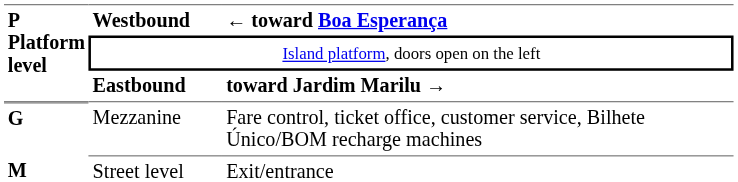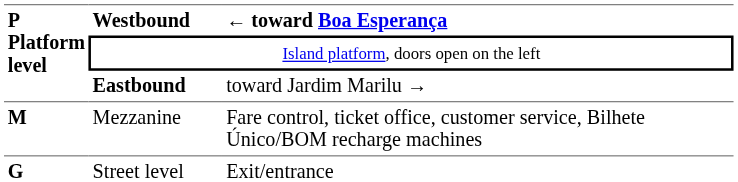(336, 85) bold -> (327, 85) normal
(16, 118) G -> (17, 117) M
(17, 170) M -> (16, 171) G
